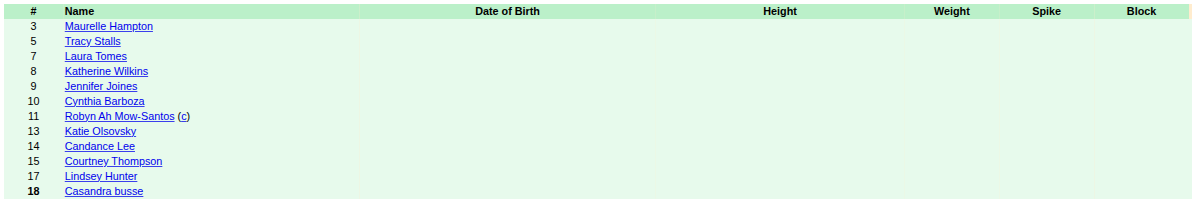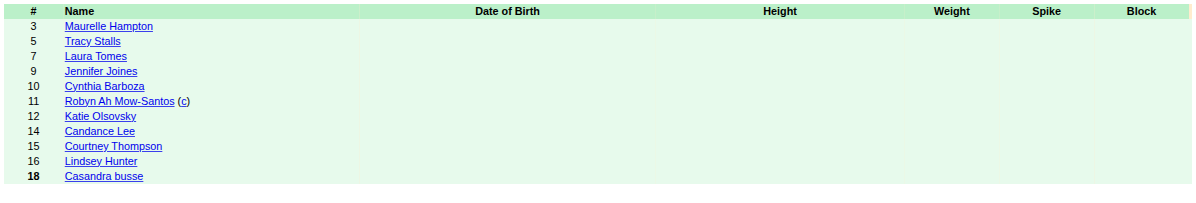- row: (106, 72)
(34, 132) 13 -> (34, 116) 12
(34, 176) 17 -> (34, 162) 16
